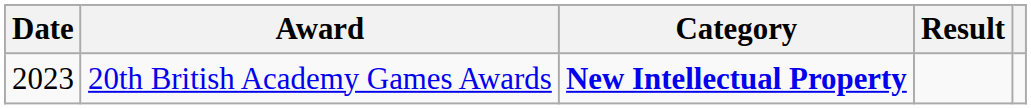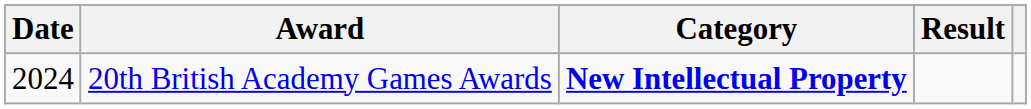(43, 77) 2023 -> (43, 77) 2024
